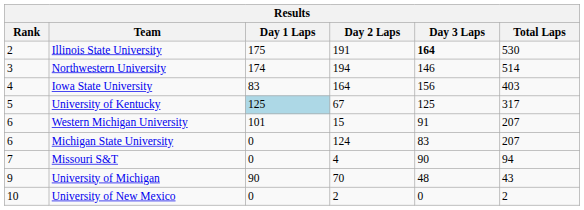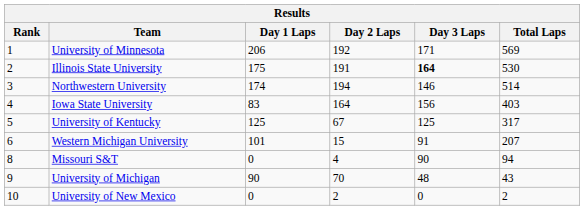+ row: (108, 50)
(257, 104) lightblue background -> (257, 123) no background
- row: (113, 141)
(10, 159) 7 -> (10, 159) 8
